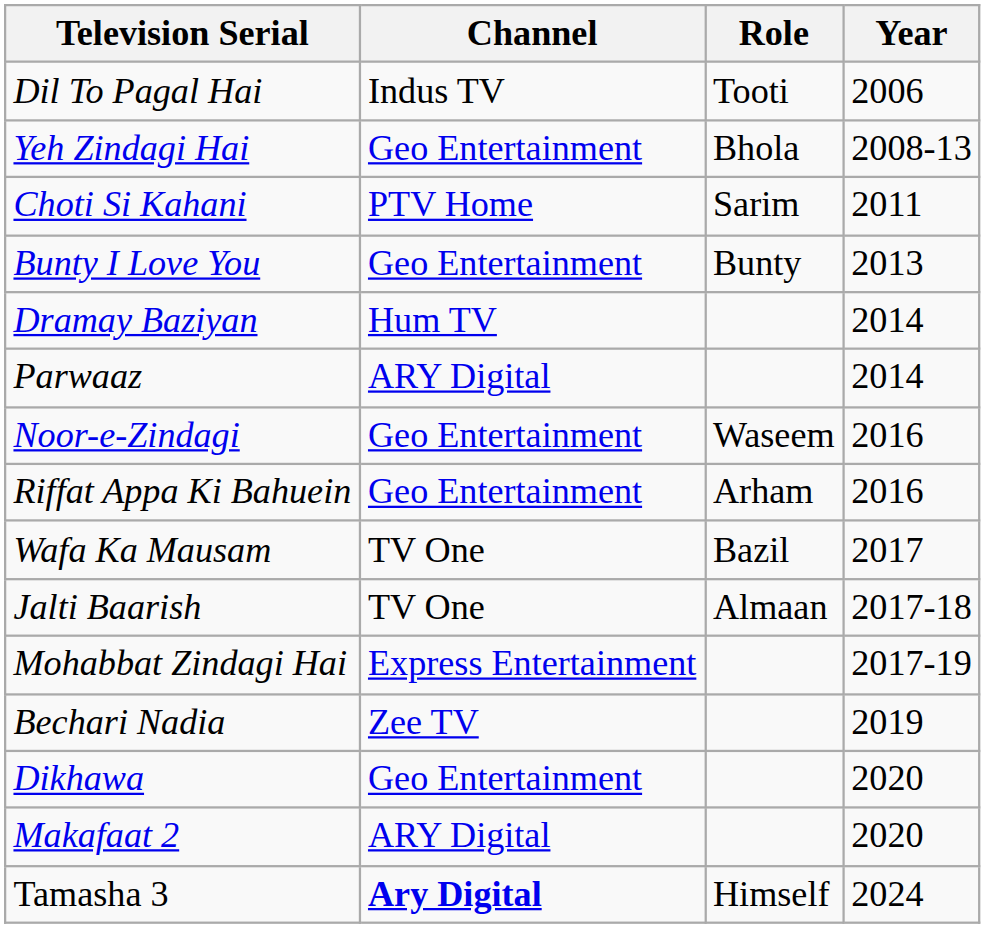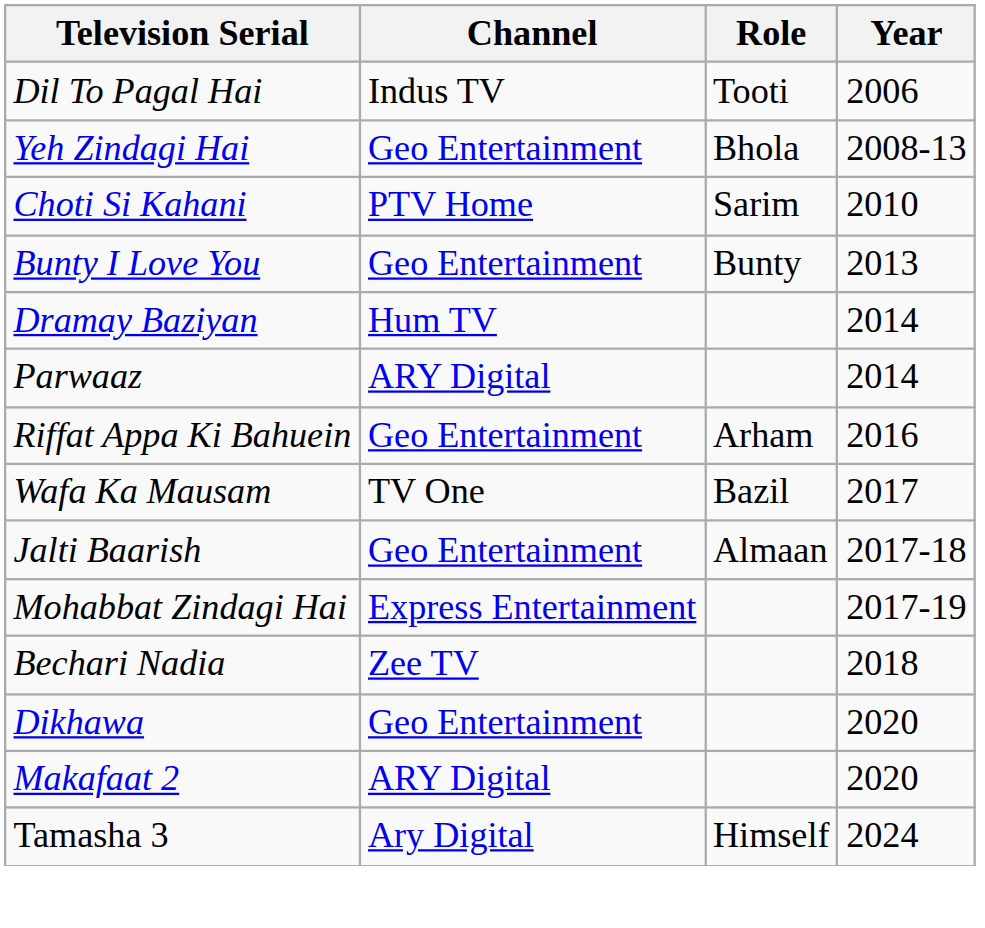(887, 205) 2011 -> (882, 205) 2010
- row: (127, 434)
(426, 606) TV One -> (505, 549) Geo Entertainment
(887, 721) 2019 -> (882, 663) 2018
(455, 893) bold -> (451, 836) normal
